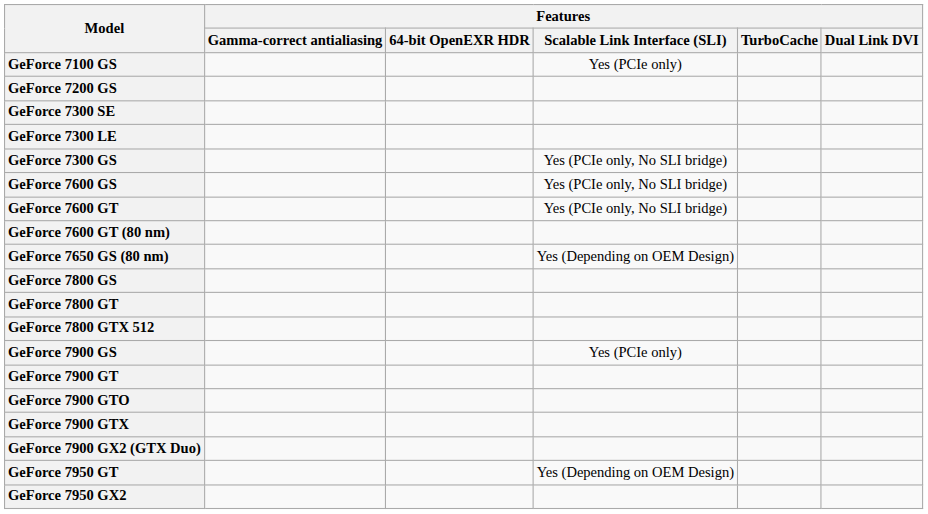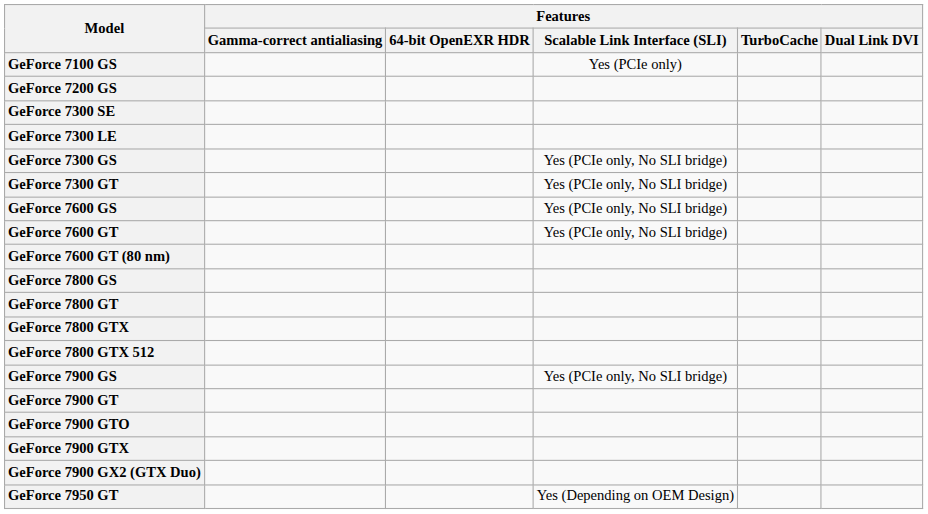+ row: (63, 184)
- row: (88, 256)
+ row: (68, 328)
(635, 352) Yes (PCIe only) -> (635, 376) Yes (PCIe only, No SLI bridge)
- row: (67, 496)
